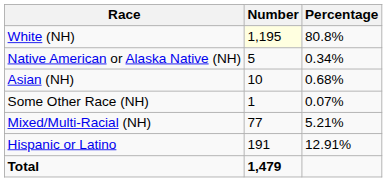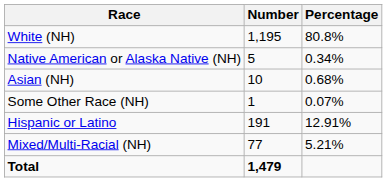(264, 36) lightyellow background -> (264, 36) no background
rows swapped: (79, 123) <-> (62, 144)
